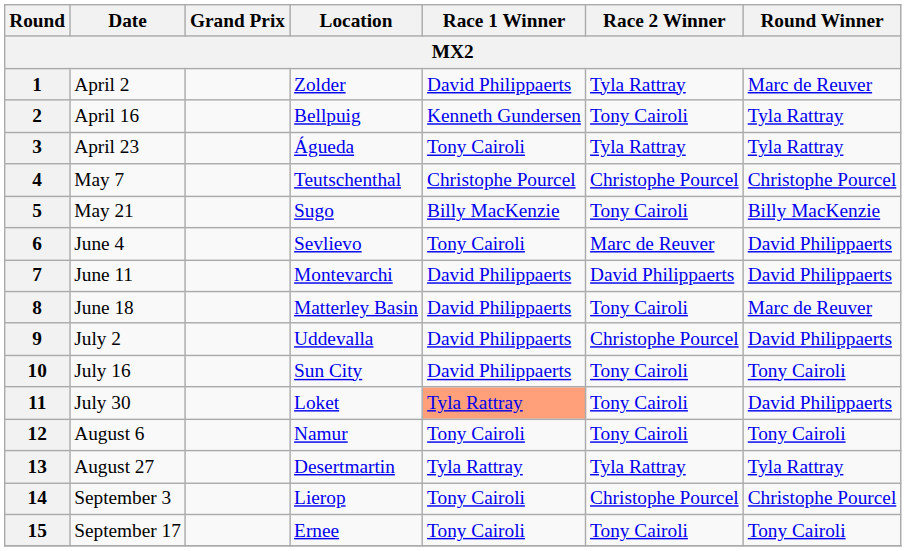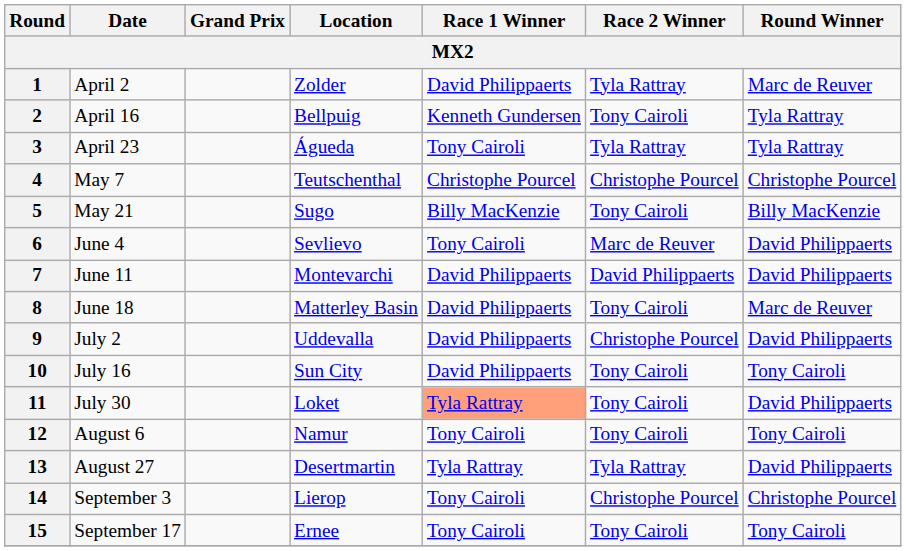(796, 466) Tyla Rattray -> (820, 466) David Philippaerts
